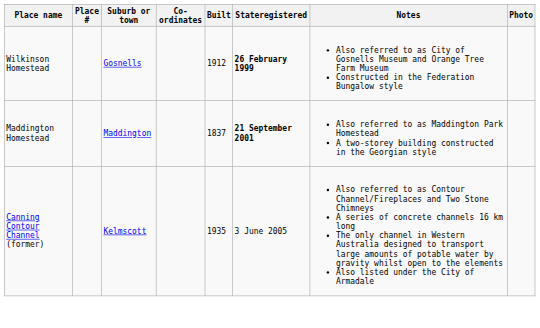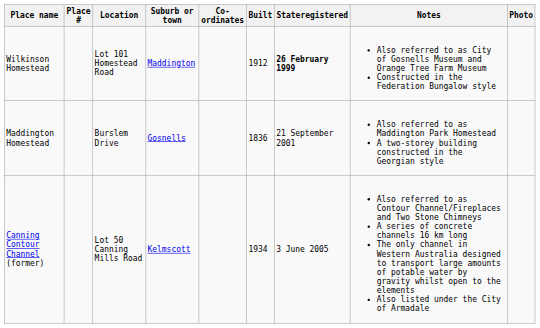+ column: (119, 15)
(123, 64) Gosnells -> (171, 64) Maddington
(127, 134) Maddington -> (167, 138) Gosnells
(217, 134) 1837 -> (258, 138) 1836
(263, 134) bold -> (305, 138) normal
(217, 231) 1935 -> (258, 249) 1934
